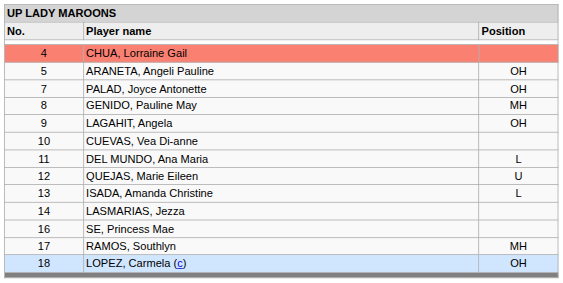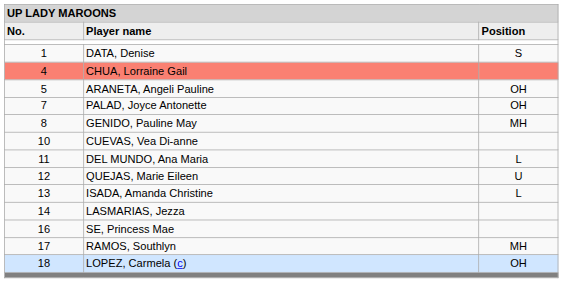+ row: (44, 54)
- row: (44, 124)
